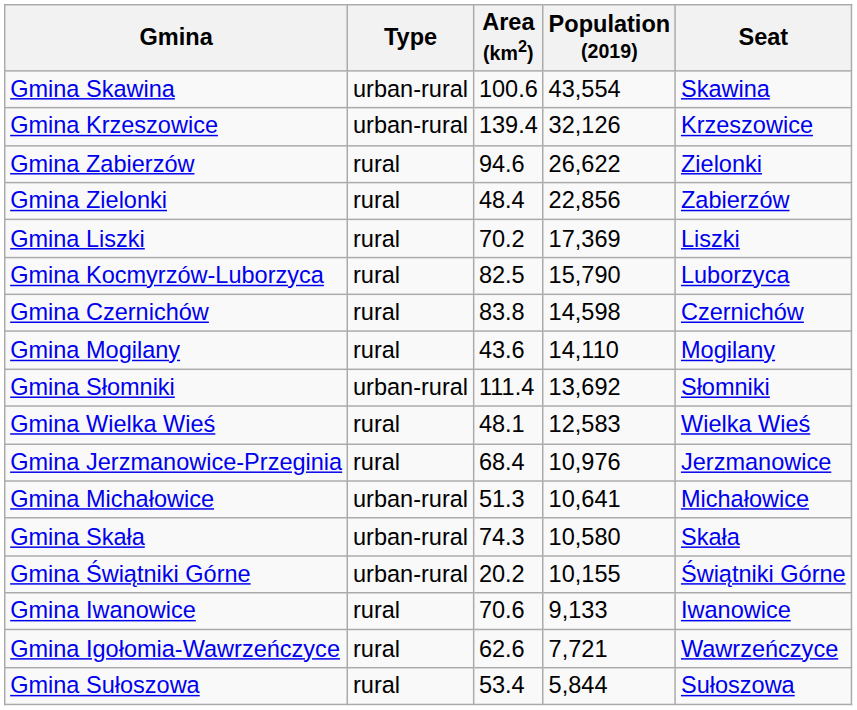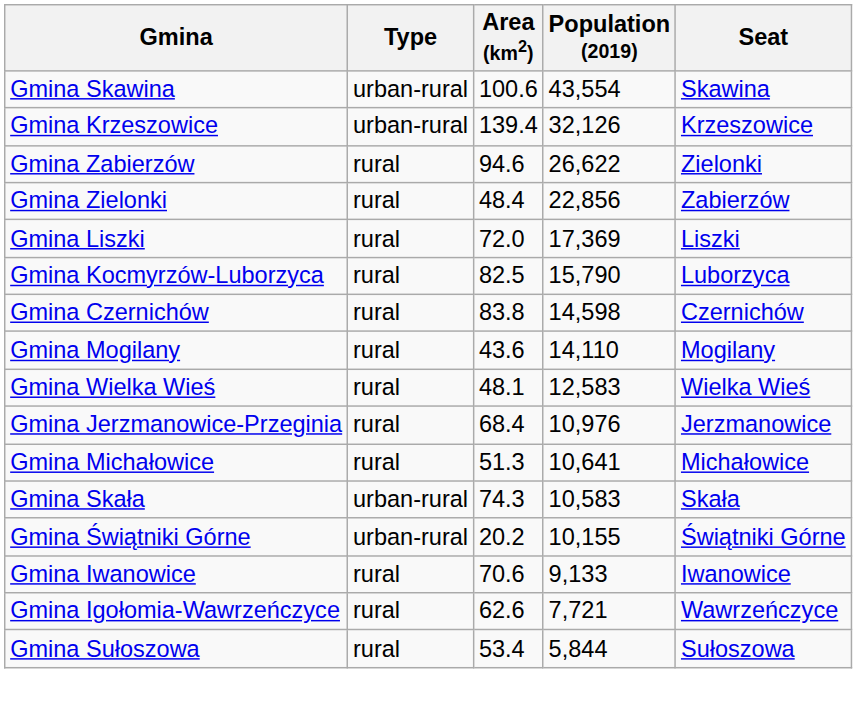(502, 238) 70.2 -> (502, 238) 72.0
- row: (92, 387)
(411, 499) urban-rural -> (377, 462) rural
(585, 536) 10,580 -> (585, 499) 10,583
